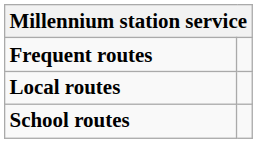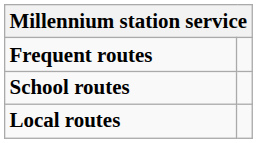rows swapped: (65, 87) <-> (70, 120)
